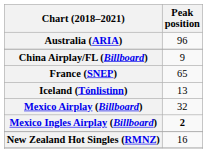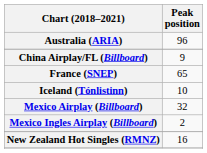(182, 90) 13 -> (182, 90) 10
(182, 123) bold -> (182, 123) normal
